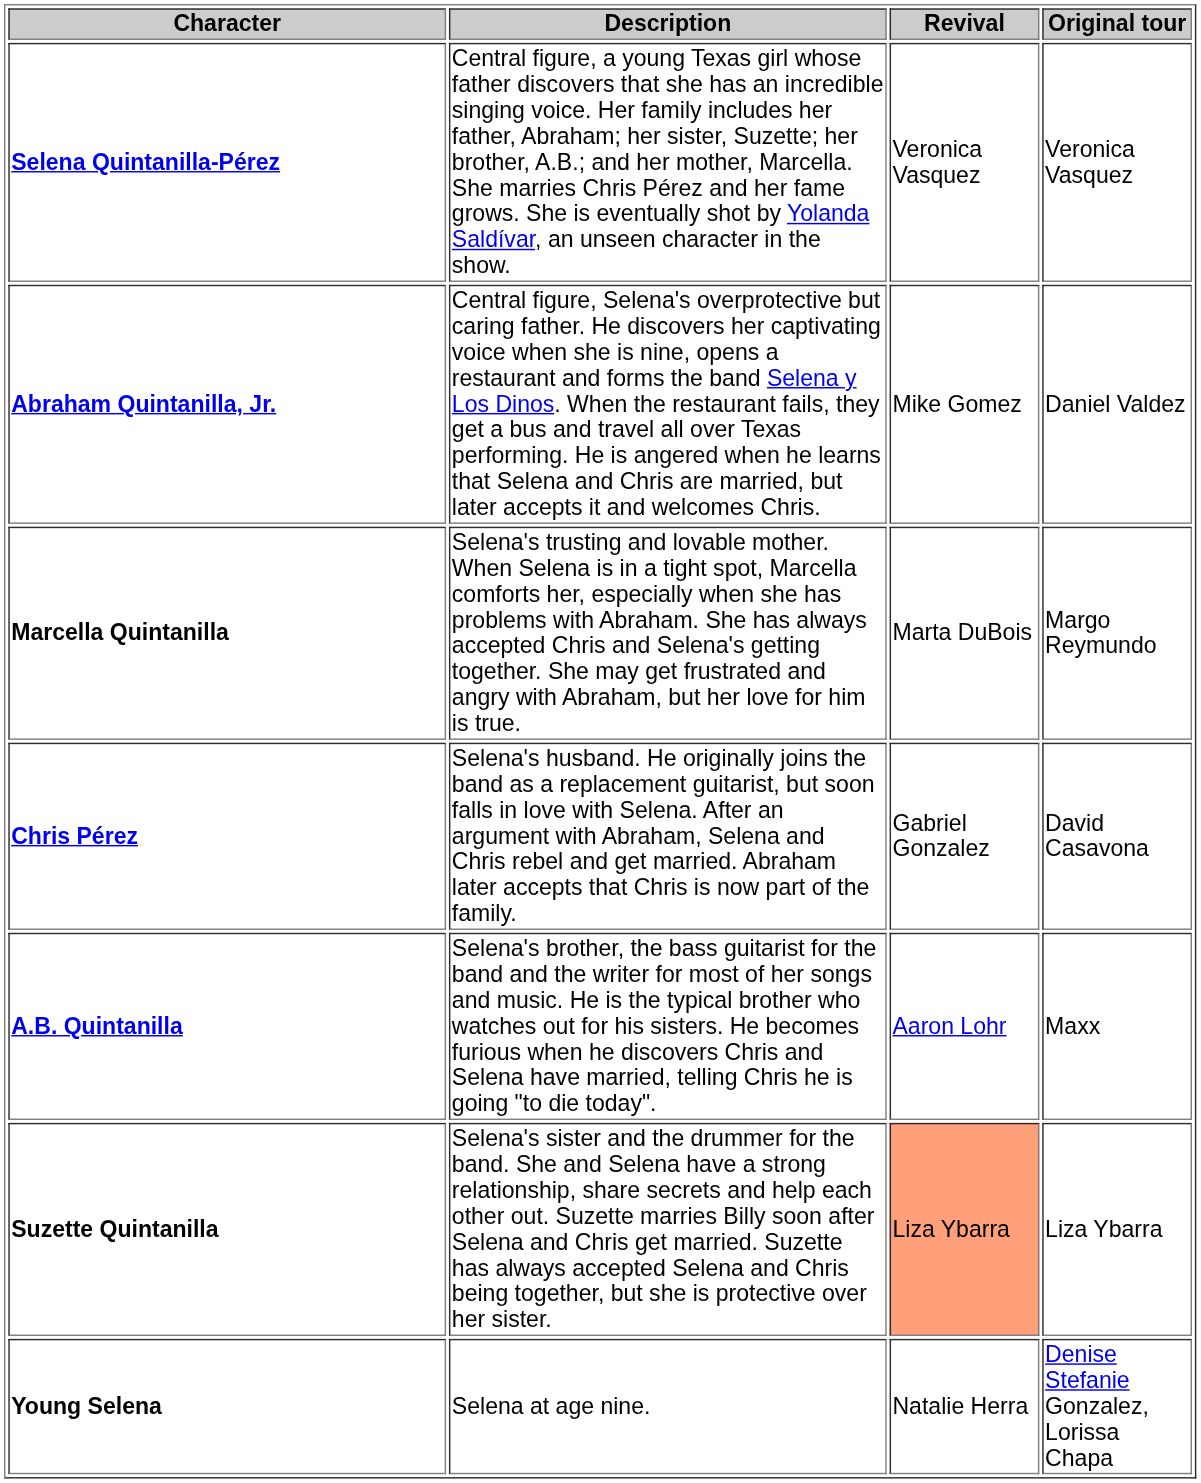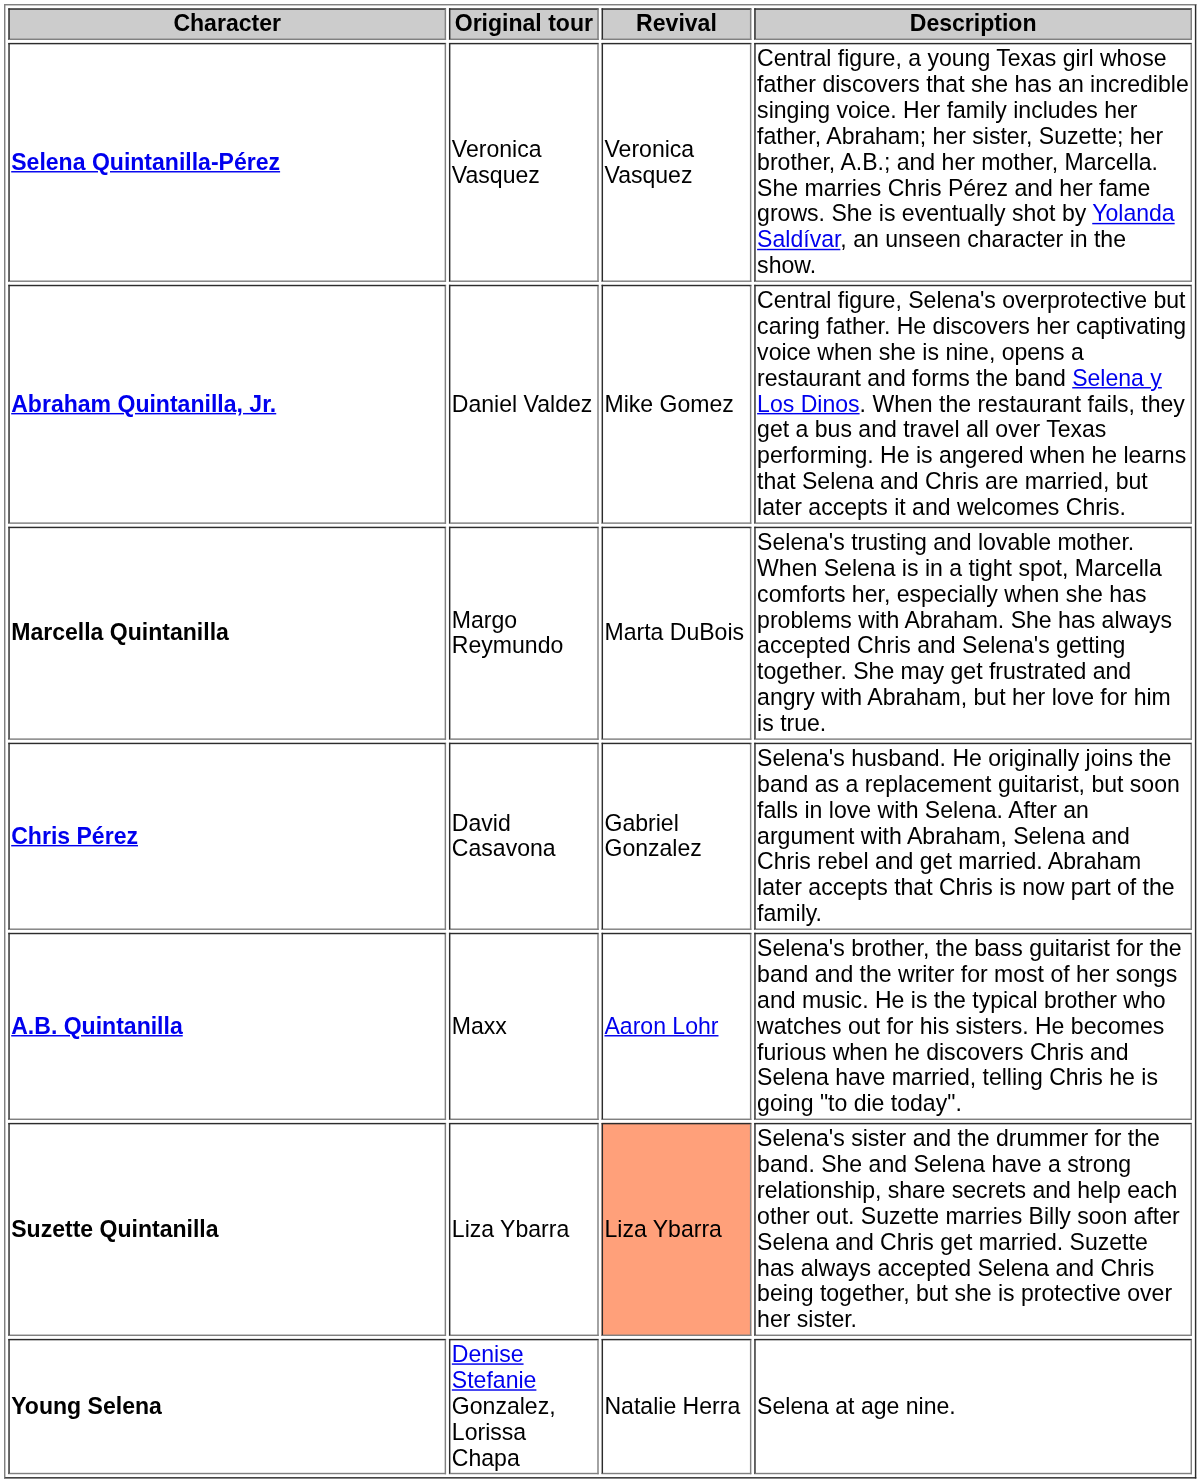columns swapped: (1117, 23) <-> (668, 23)
